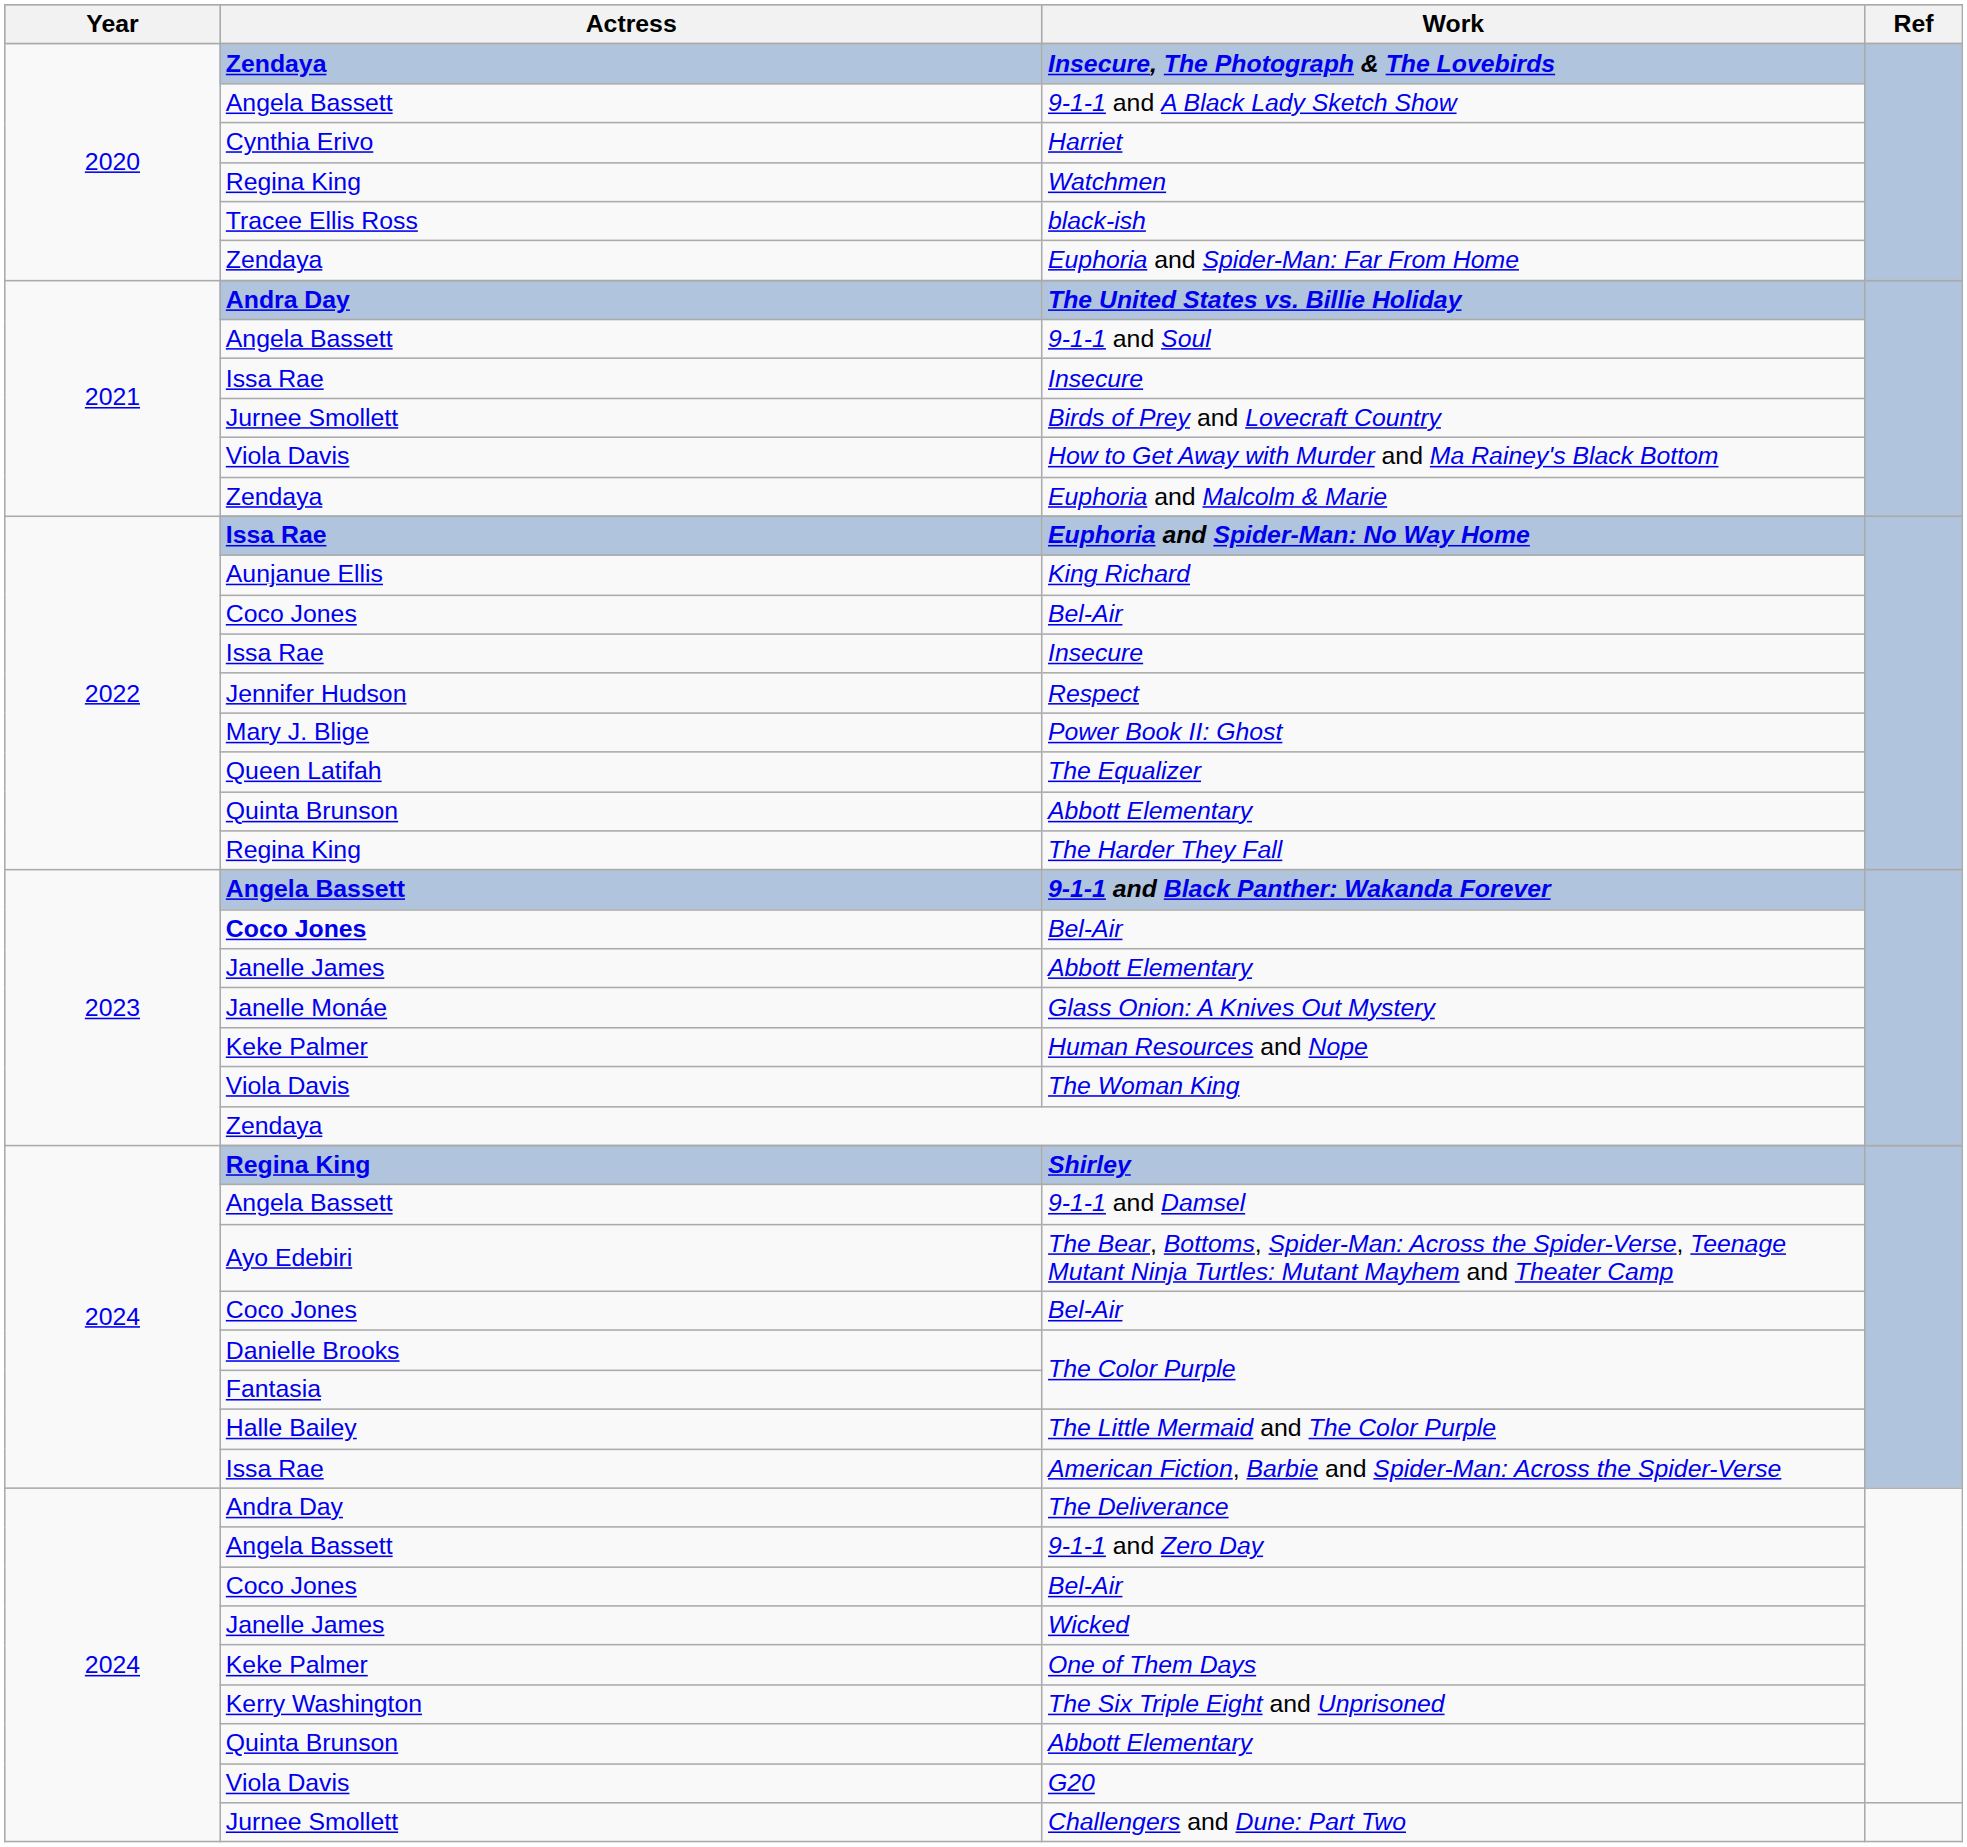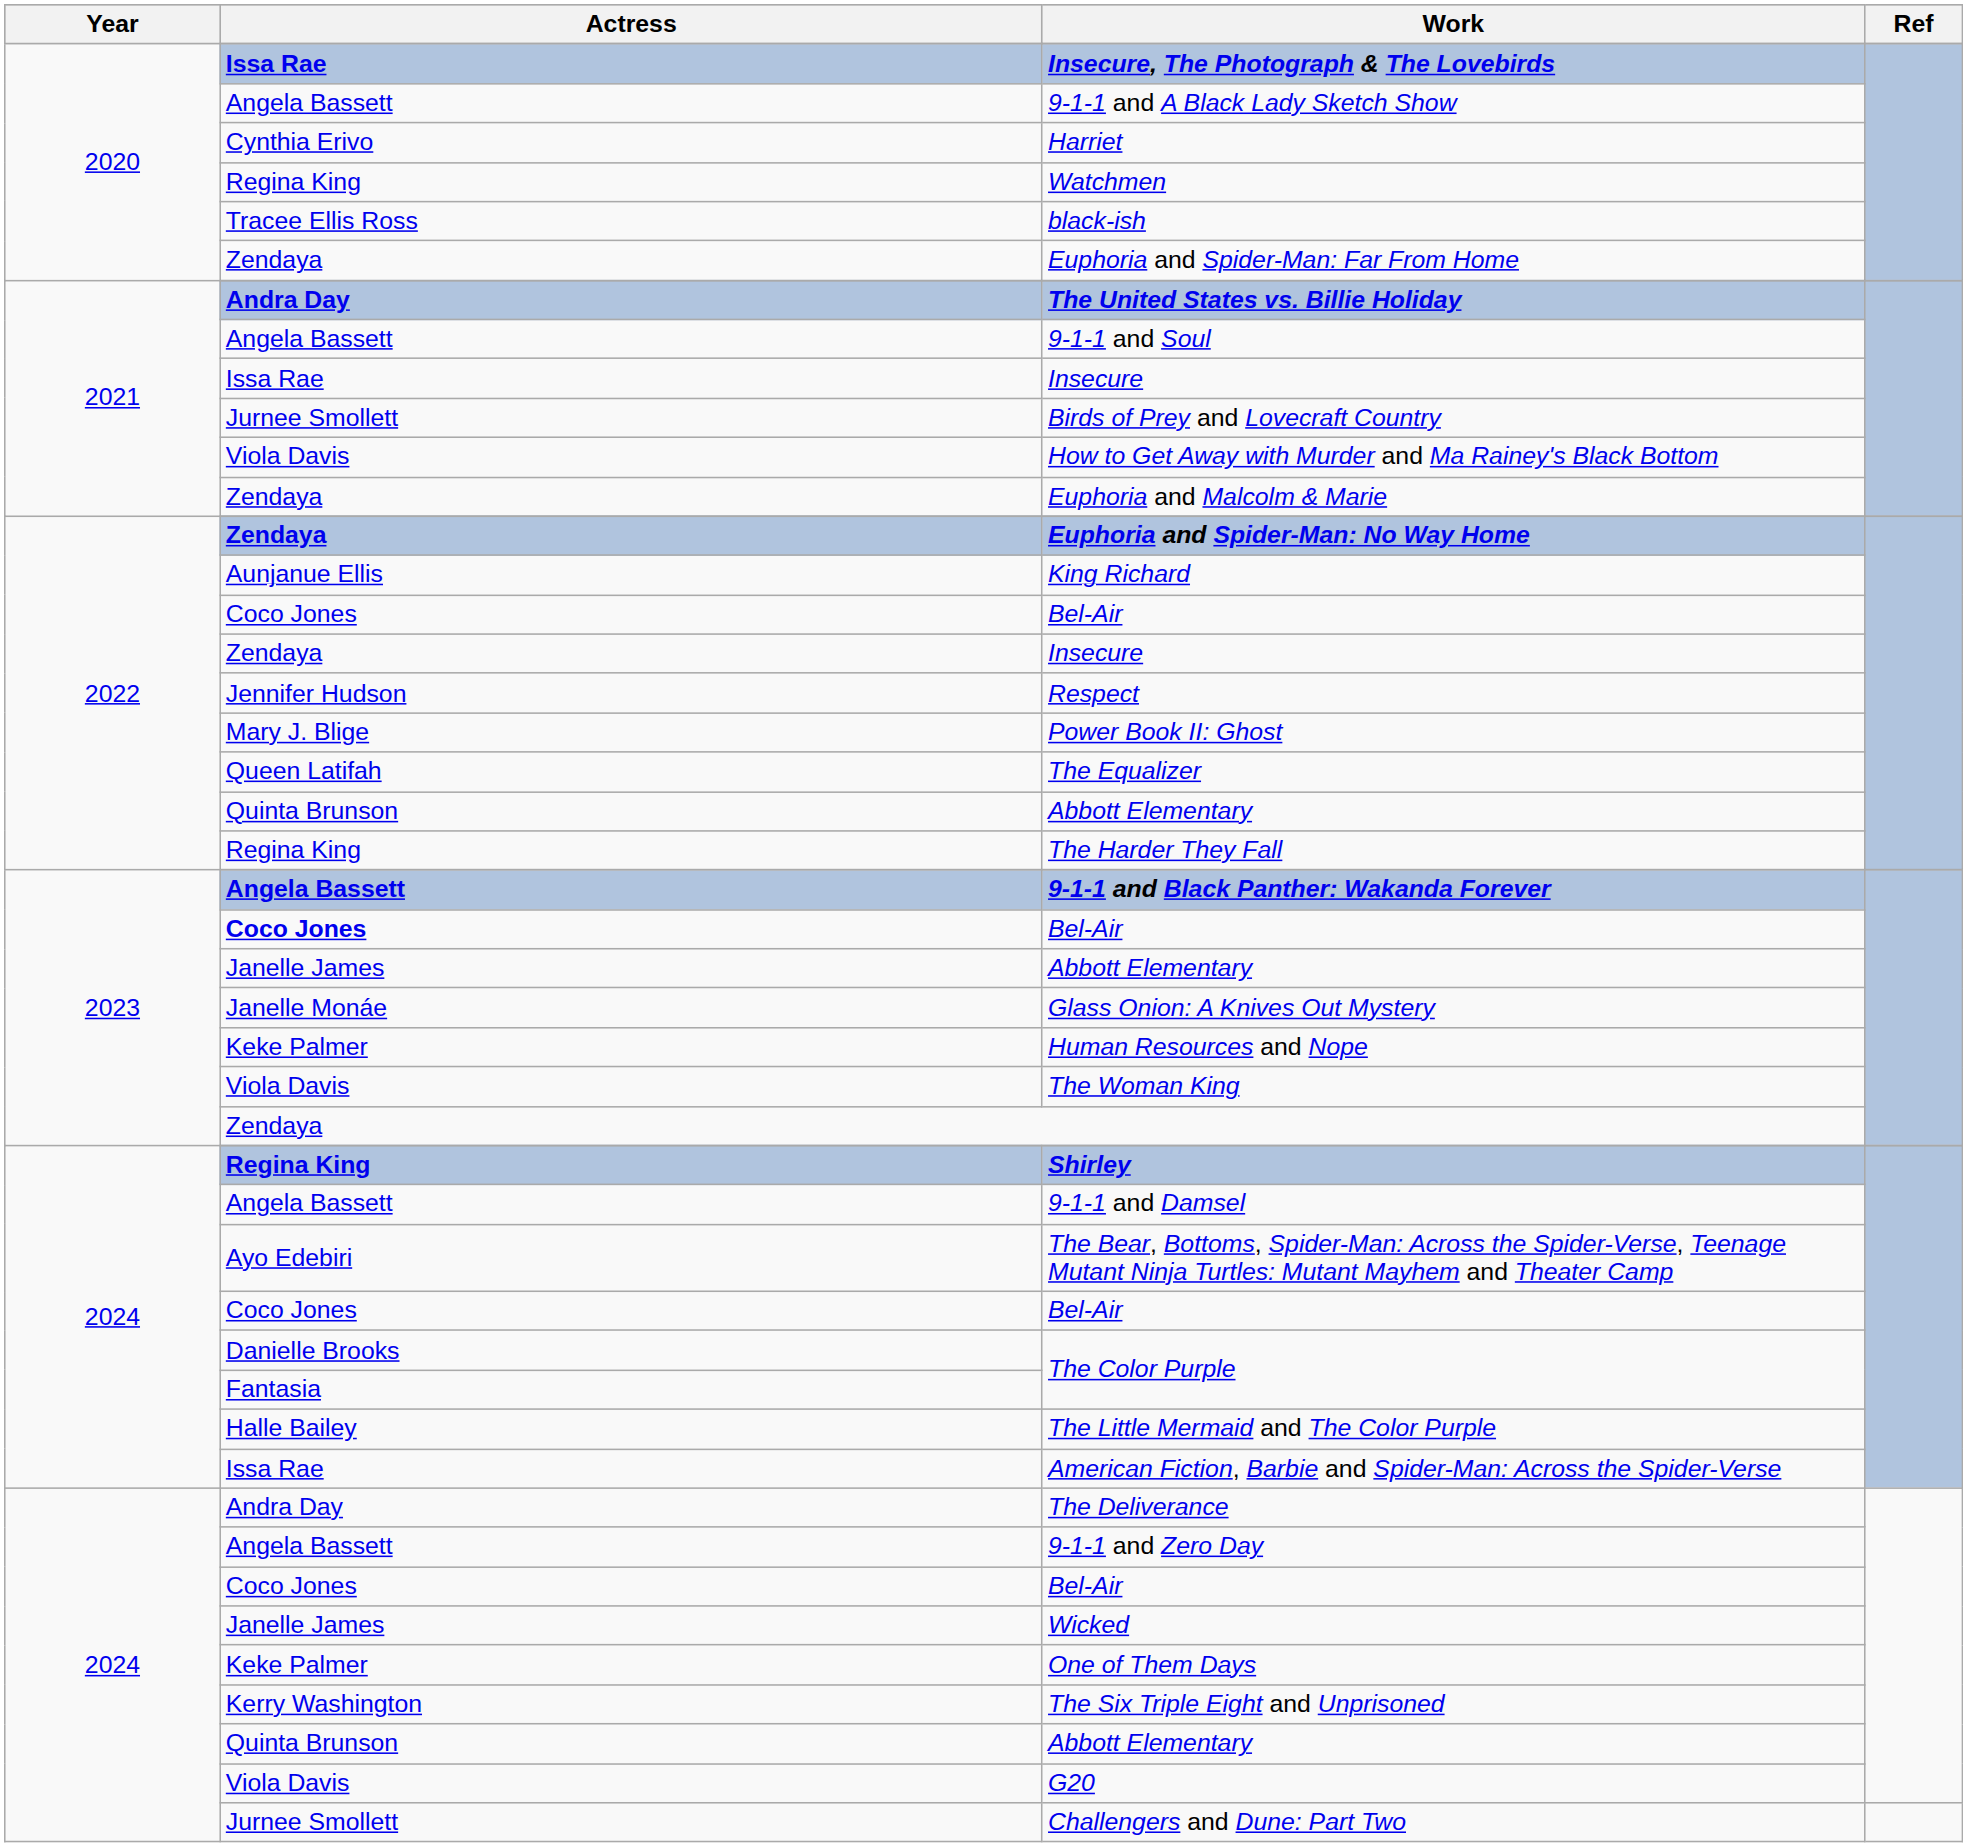(276, 63) Zendaya -> (276, 63) Issa Rae
(276, 535) Issa Rae -> (276, 535) Zendaya
(275, 653) Issa Rae -> (274, 653) Zendaya
